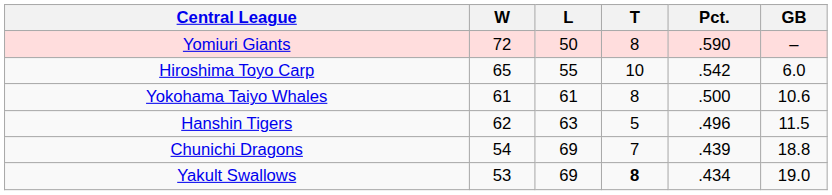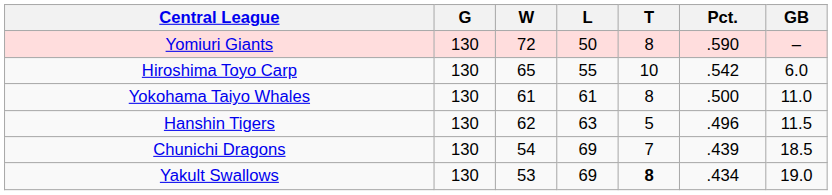+ column: (465, 17)
(794, 96) 10.6 -> (796, 96) 11.0
(794, 149) 18.8 -> (796, 149) 18.5
